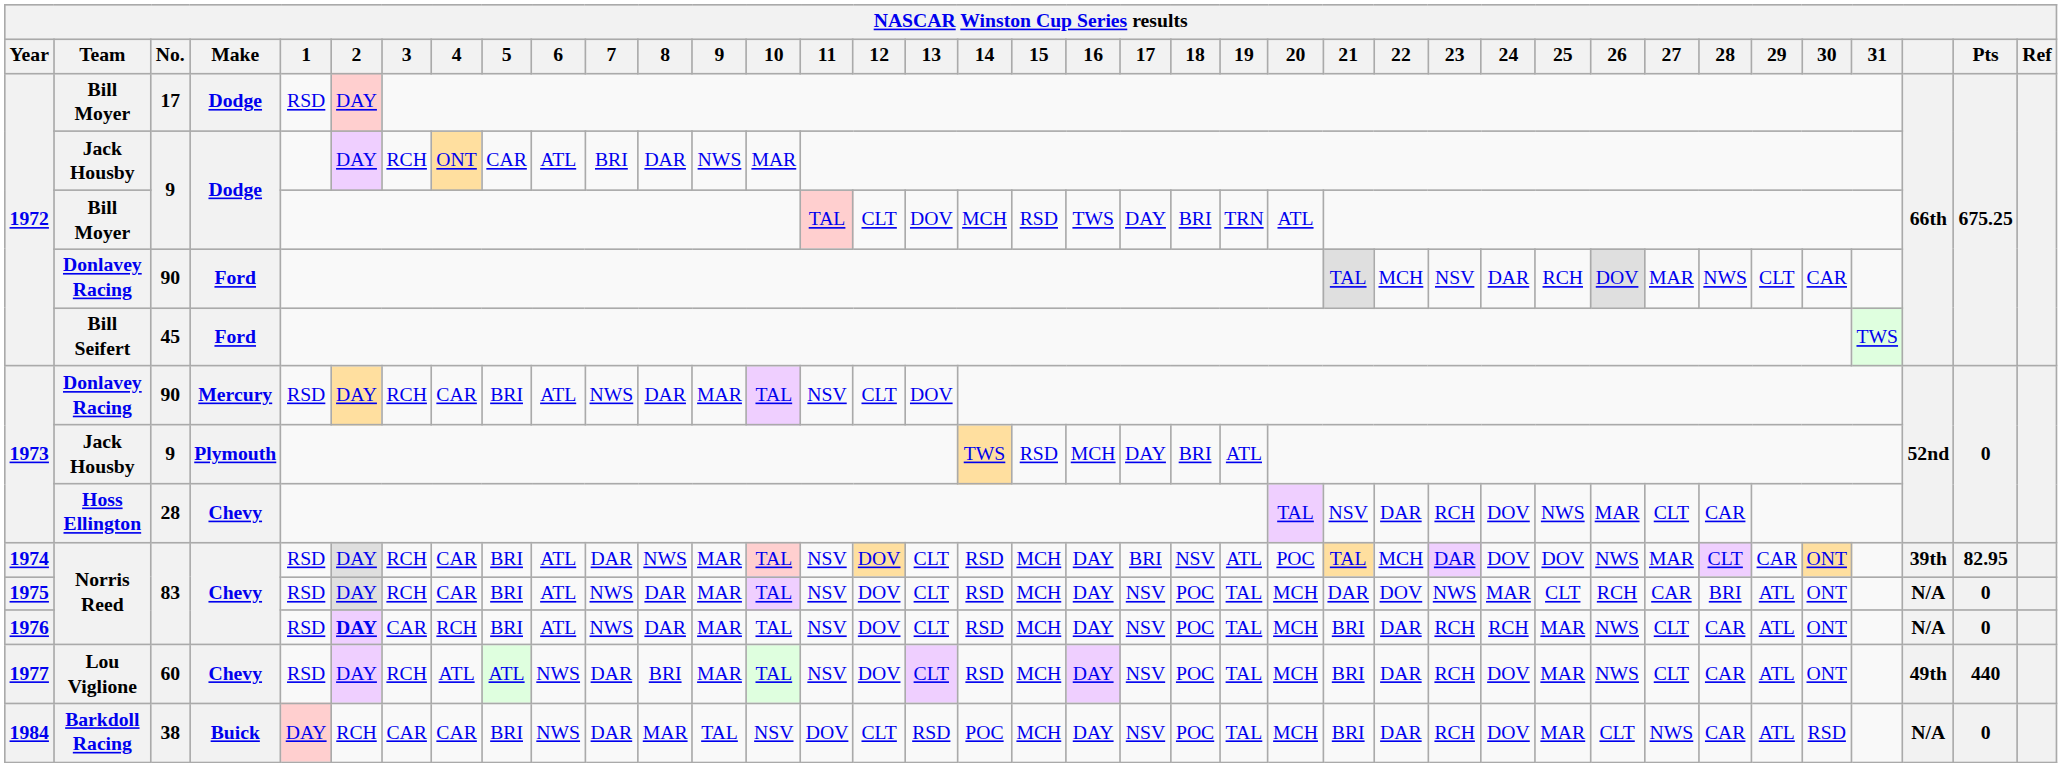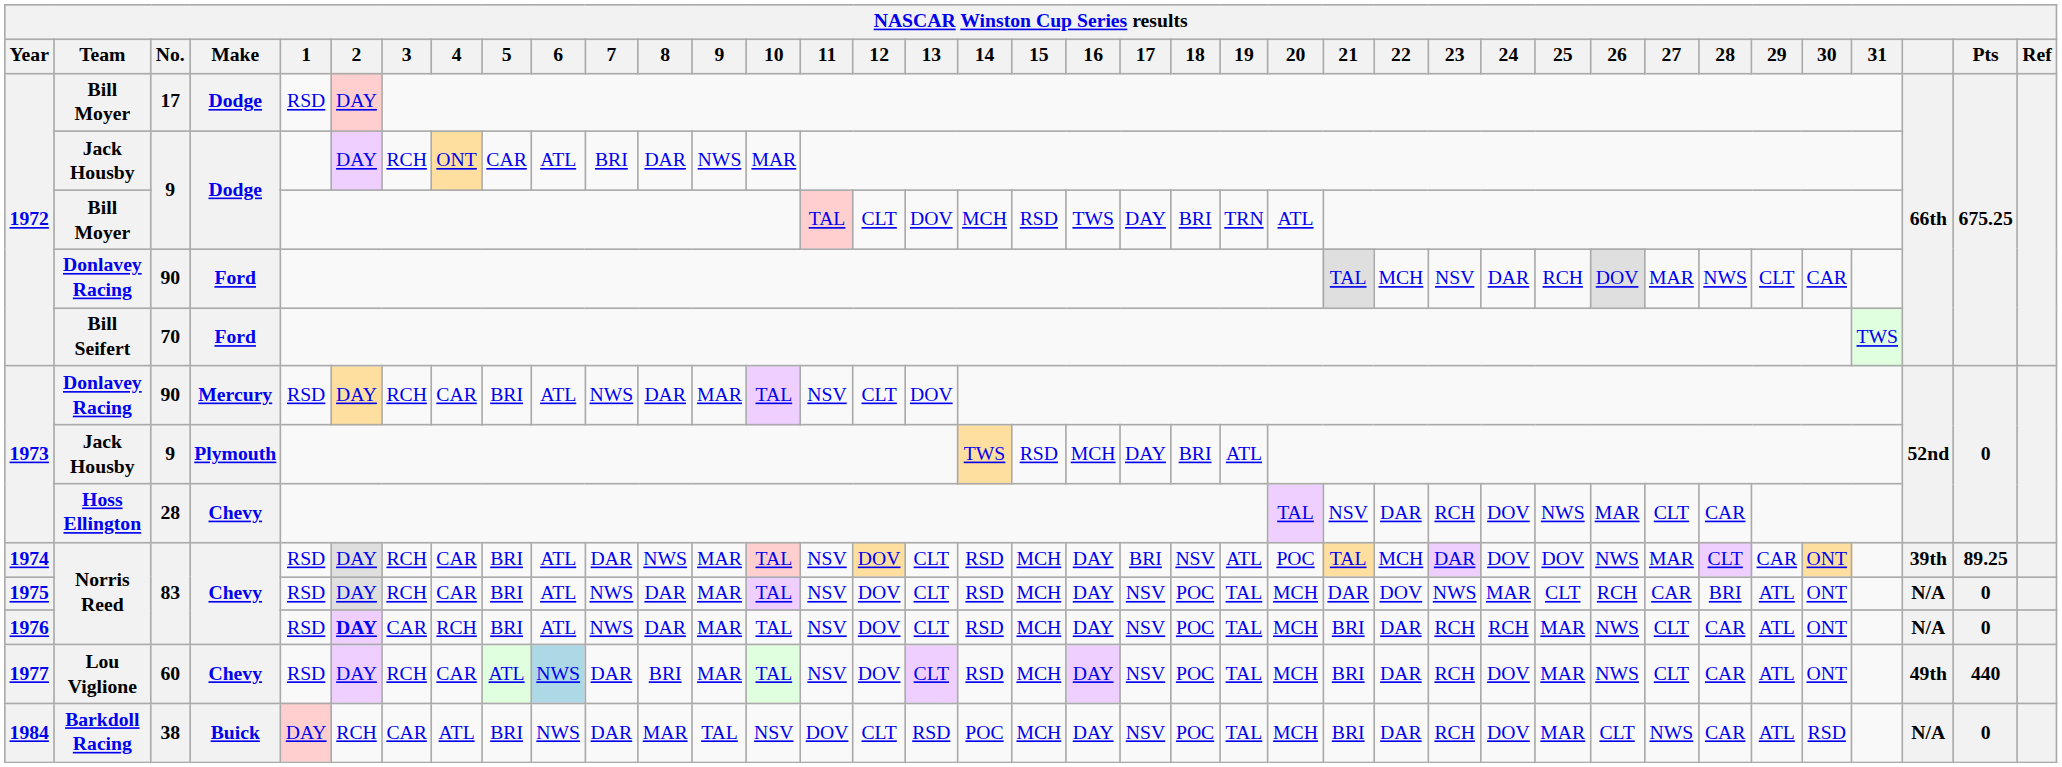(170, 336) 45 -> (170, 336) 70
(1986, 559) 82.95 -> (1986, 559) 89.25
(457, 673) ATL -> (457, 673) CAR
(558, 673) no background -> (558, 673) lightblue background
(457, 732) CAR -> (457, 732) ATL
